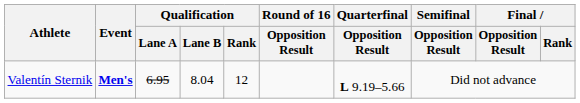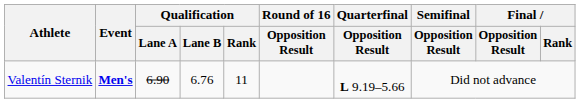(158, 80) 6.95 -> (158, 80) 6.90
(202, 80) 8.04 -> (202, 80) 6.76
(242, 80) 12 -> (242, 80) 11
